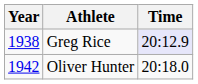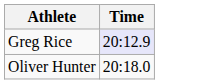- column: (24, 16)
